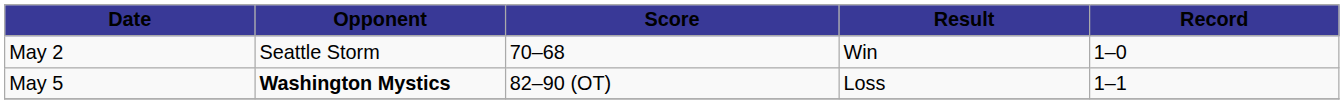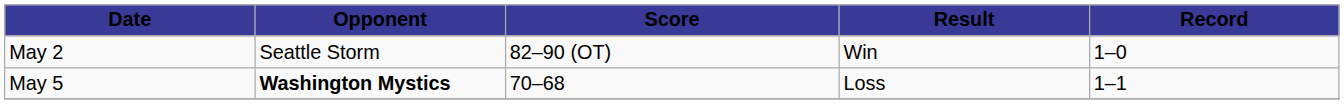(537, 51) 70–68 -> (560, 51) 82–90 (OT)
(560, 83) 82–90 (OT) -> (537, 83) 70–68
